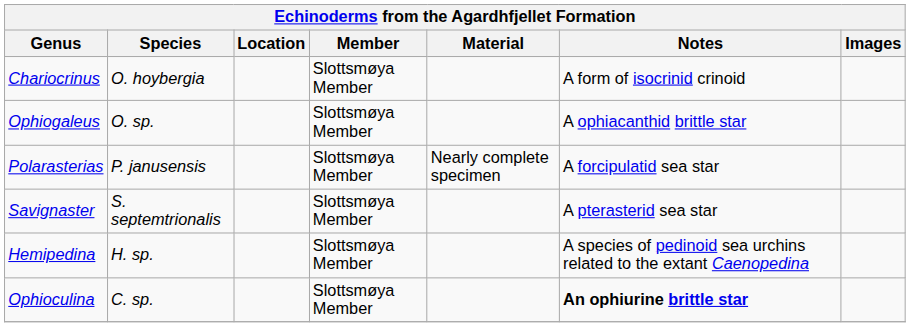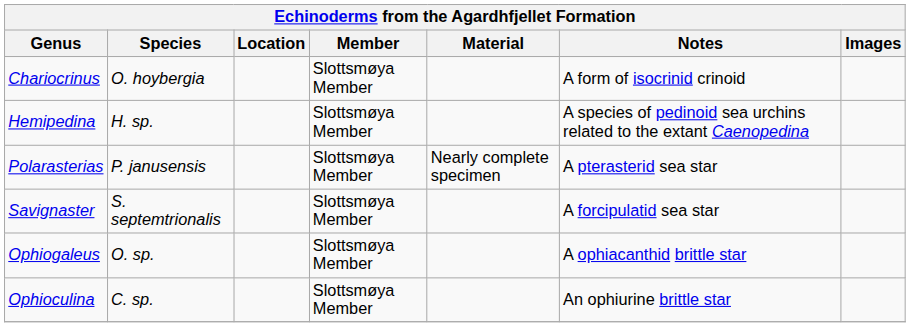rows swapped: (52, 255) <-> (54, 122)
(641, 166) A forcipulatid sea star -> (640, 166) A pterasterid sea star
(640, 211) A pterasterid sea star -> (641, 211) A forcipulatid sea star
(656, 299) bold -> (647, 299) normal
